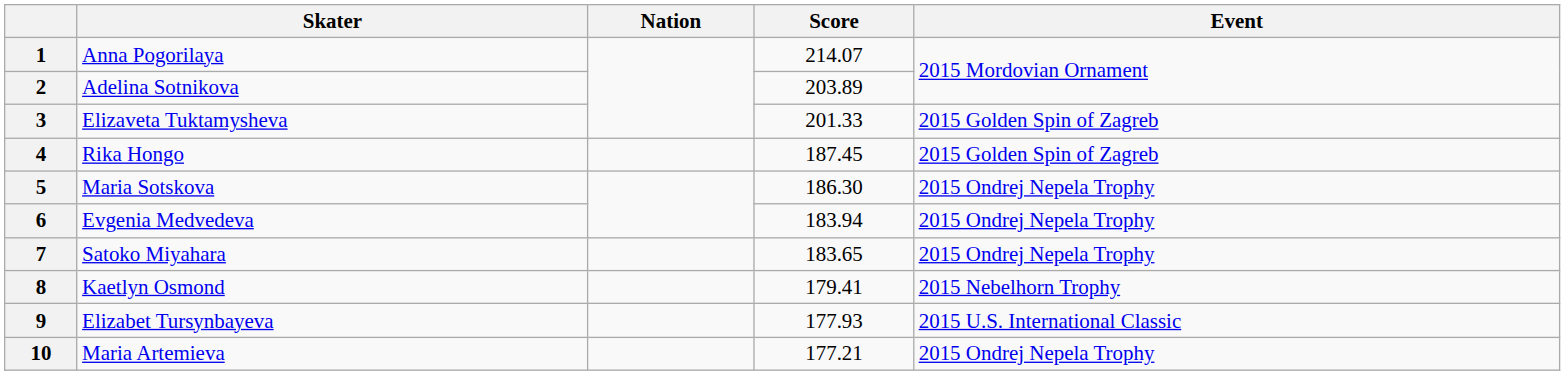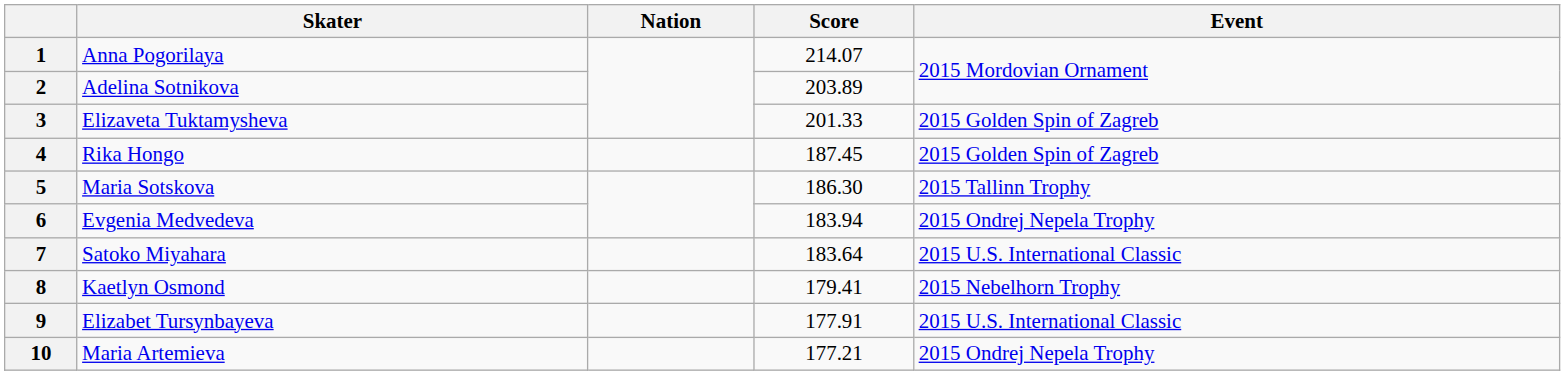(1037, 187) 2015 Ondrej Nepela Trophy -> (1005, 187) 2015 Tallinn Trophy
(834, 253) 183.65 -> (834, 253) 183.64
(1037, 253) 2015 Ondrej Nepela Trophy -> (1050, 253) 2015 U.S. International Classic
(834, 320) 177.93 -> (834, 320) 177.91
